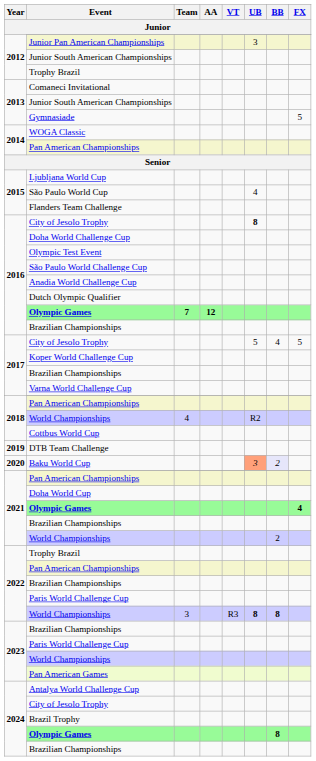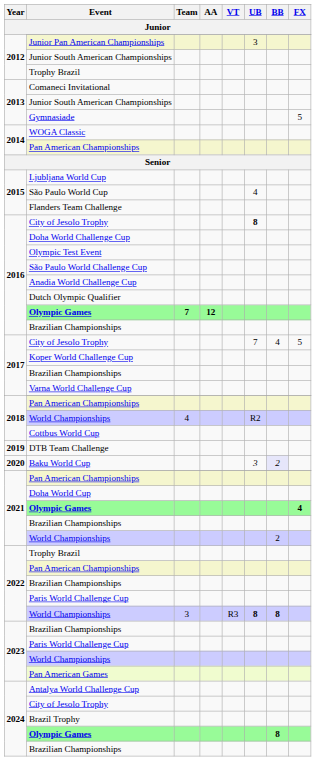(255, 343) 5 -> (255, 343) 7
(255, 463) lightsalmon background -> (255, 463) no background
